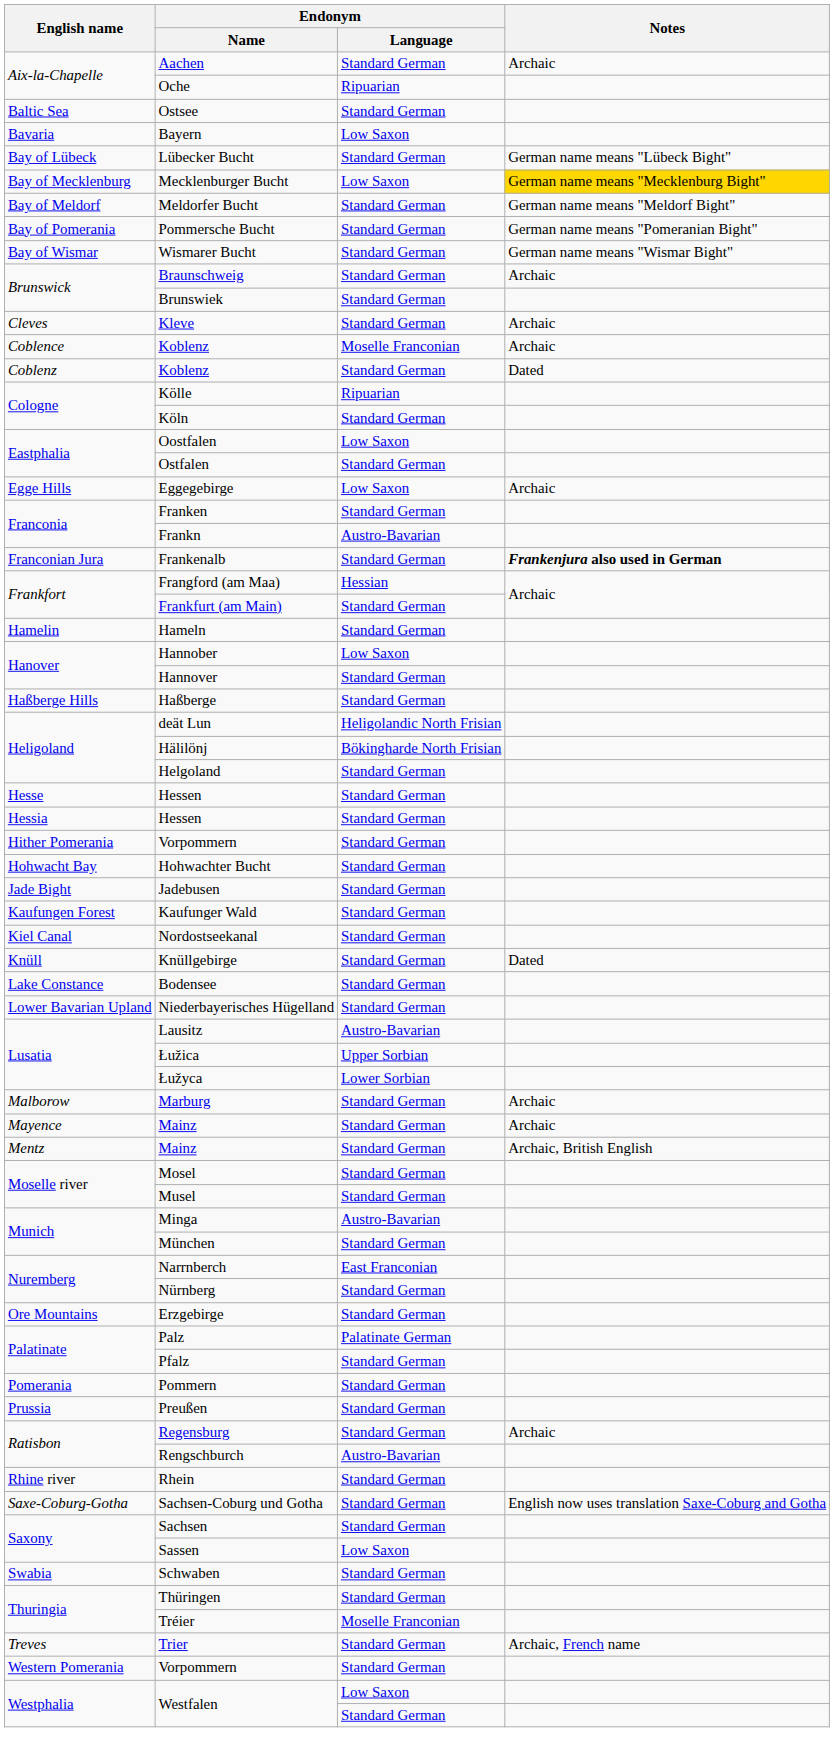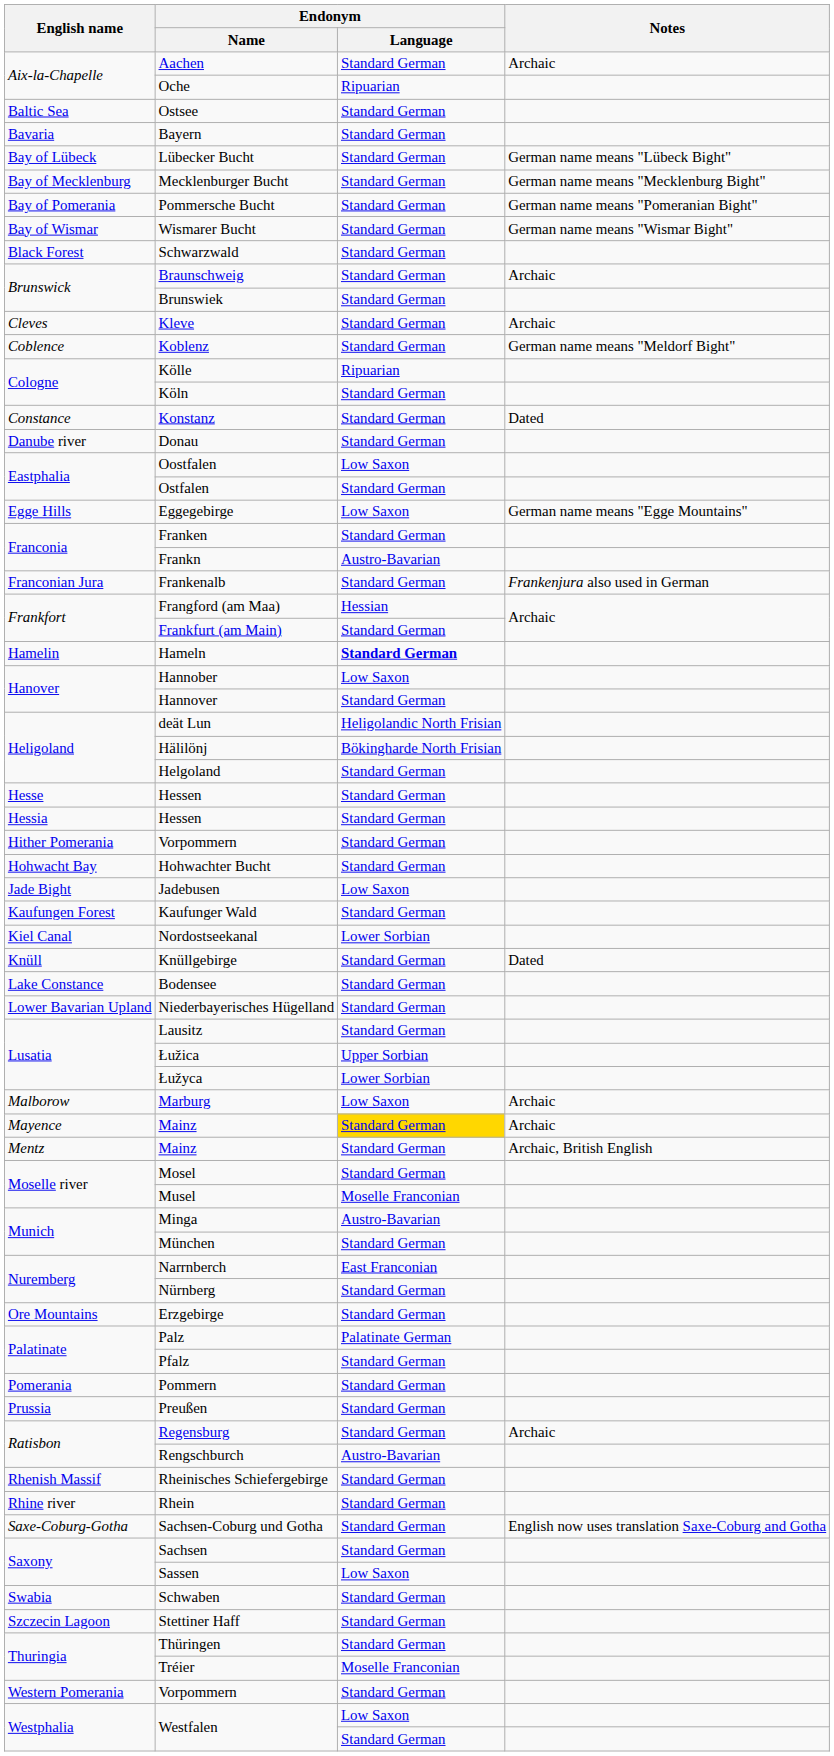(375, 134) Low Saxon -> (393, 134) Standard German
(375, 181) Low Saxon -> (393, 181) Standard German
(637, 181) gold background -> (637, 181) no background
- row: (54, 205)
+ row: (46, 252)
(400, 346) Moselle Franconian -> (393, 346) Standard German
(532, 346) Archaic -> (622, 346) German name means "Meldorf Bight"
- row: (32, 370)
+ row: (39, 417)
+ row: (47, 441)
(532, 488) Archaic -> (628, 511) German name means "Egge Mountains"
(615, 559) bold -> (609, 582) normal
(393, 629) normal -> (399, 653) bold
- row: (53, 700)
(393, 889) Standard German -> (375, 889) Low Saxon
(393, 936) Standard German -> (385, 936) Lower Sorbian
(391, 1031) Austro-Bavarian -> (393, 1031) Standard German
(393, 1101) Standard German -> (375, 1101) Low Saxon
(393, 1125) no background -> (393, 1125) gold background
(393, 1196) Standard German -> (400, 1196) Moselle Franconian
+ row: (54, 1479)
+ row: (59, 1621)
- row: (27, 1644)
